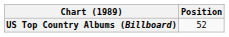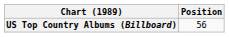(202, 25) 52 -> (202, 25) 56
